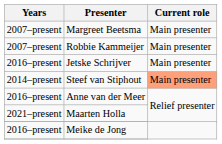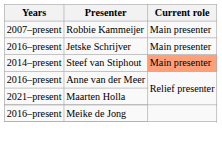- row: (104, 29)
